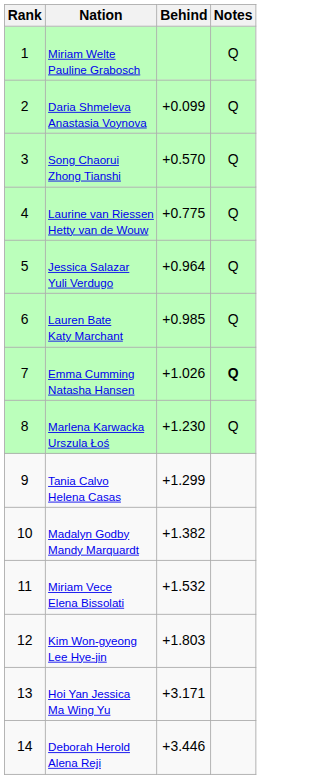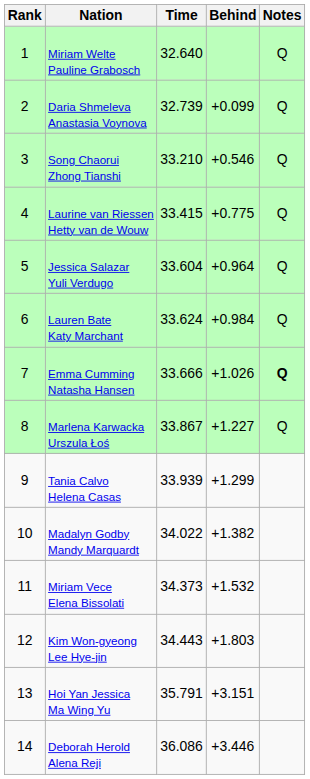+ column: (182, 15)
(184, 160) +0.570 -> (233, 160) +0.546
(184, 320) +0.985 -> (233, 320) +0.984
(184, 427) +1.230 -> (233, 427) +1.227
(184, 694) +3.171 -> (233, 694) +3.151
